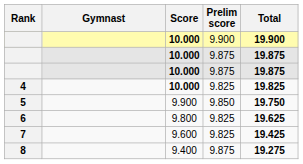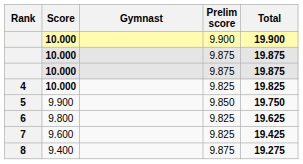columns swapped: (104, 18) <-> (184, 18)
